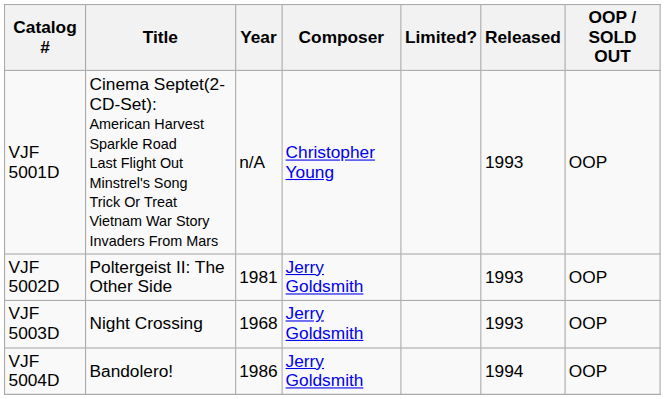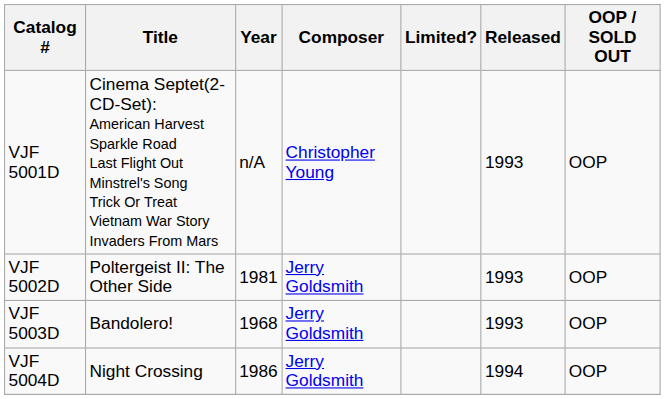(146, 323) Night Crossing -> (131, 323) Bandolero!
(131, 370) Bandolero! -> (146, 370) Night Crossing
